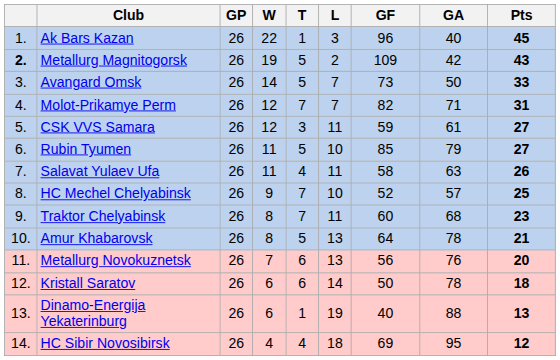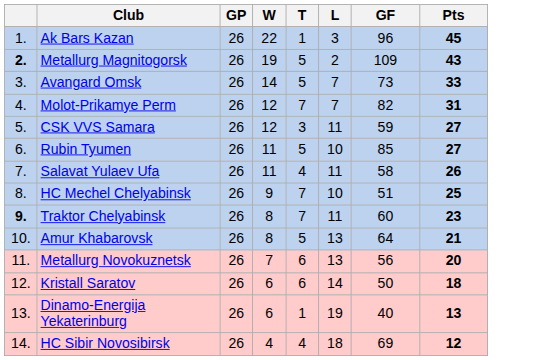- column: (454, 15)
(385, 194) 52 -> (385, 194) 51
(21, 216) normal -> (21, 216) bold
